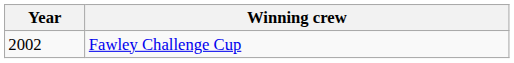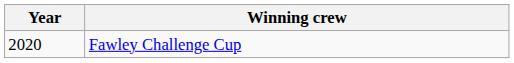(25, 44) 2002 -> (25, 44) 2020
